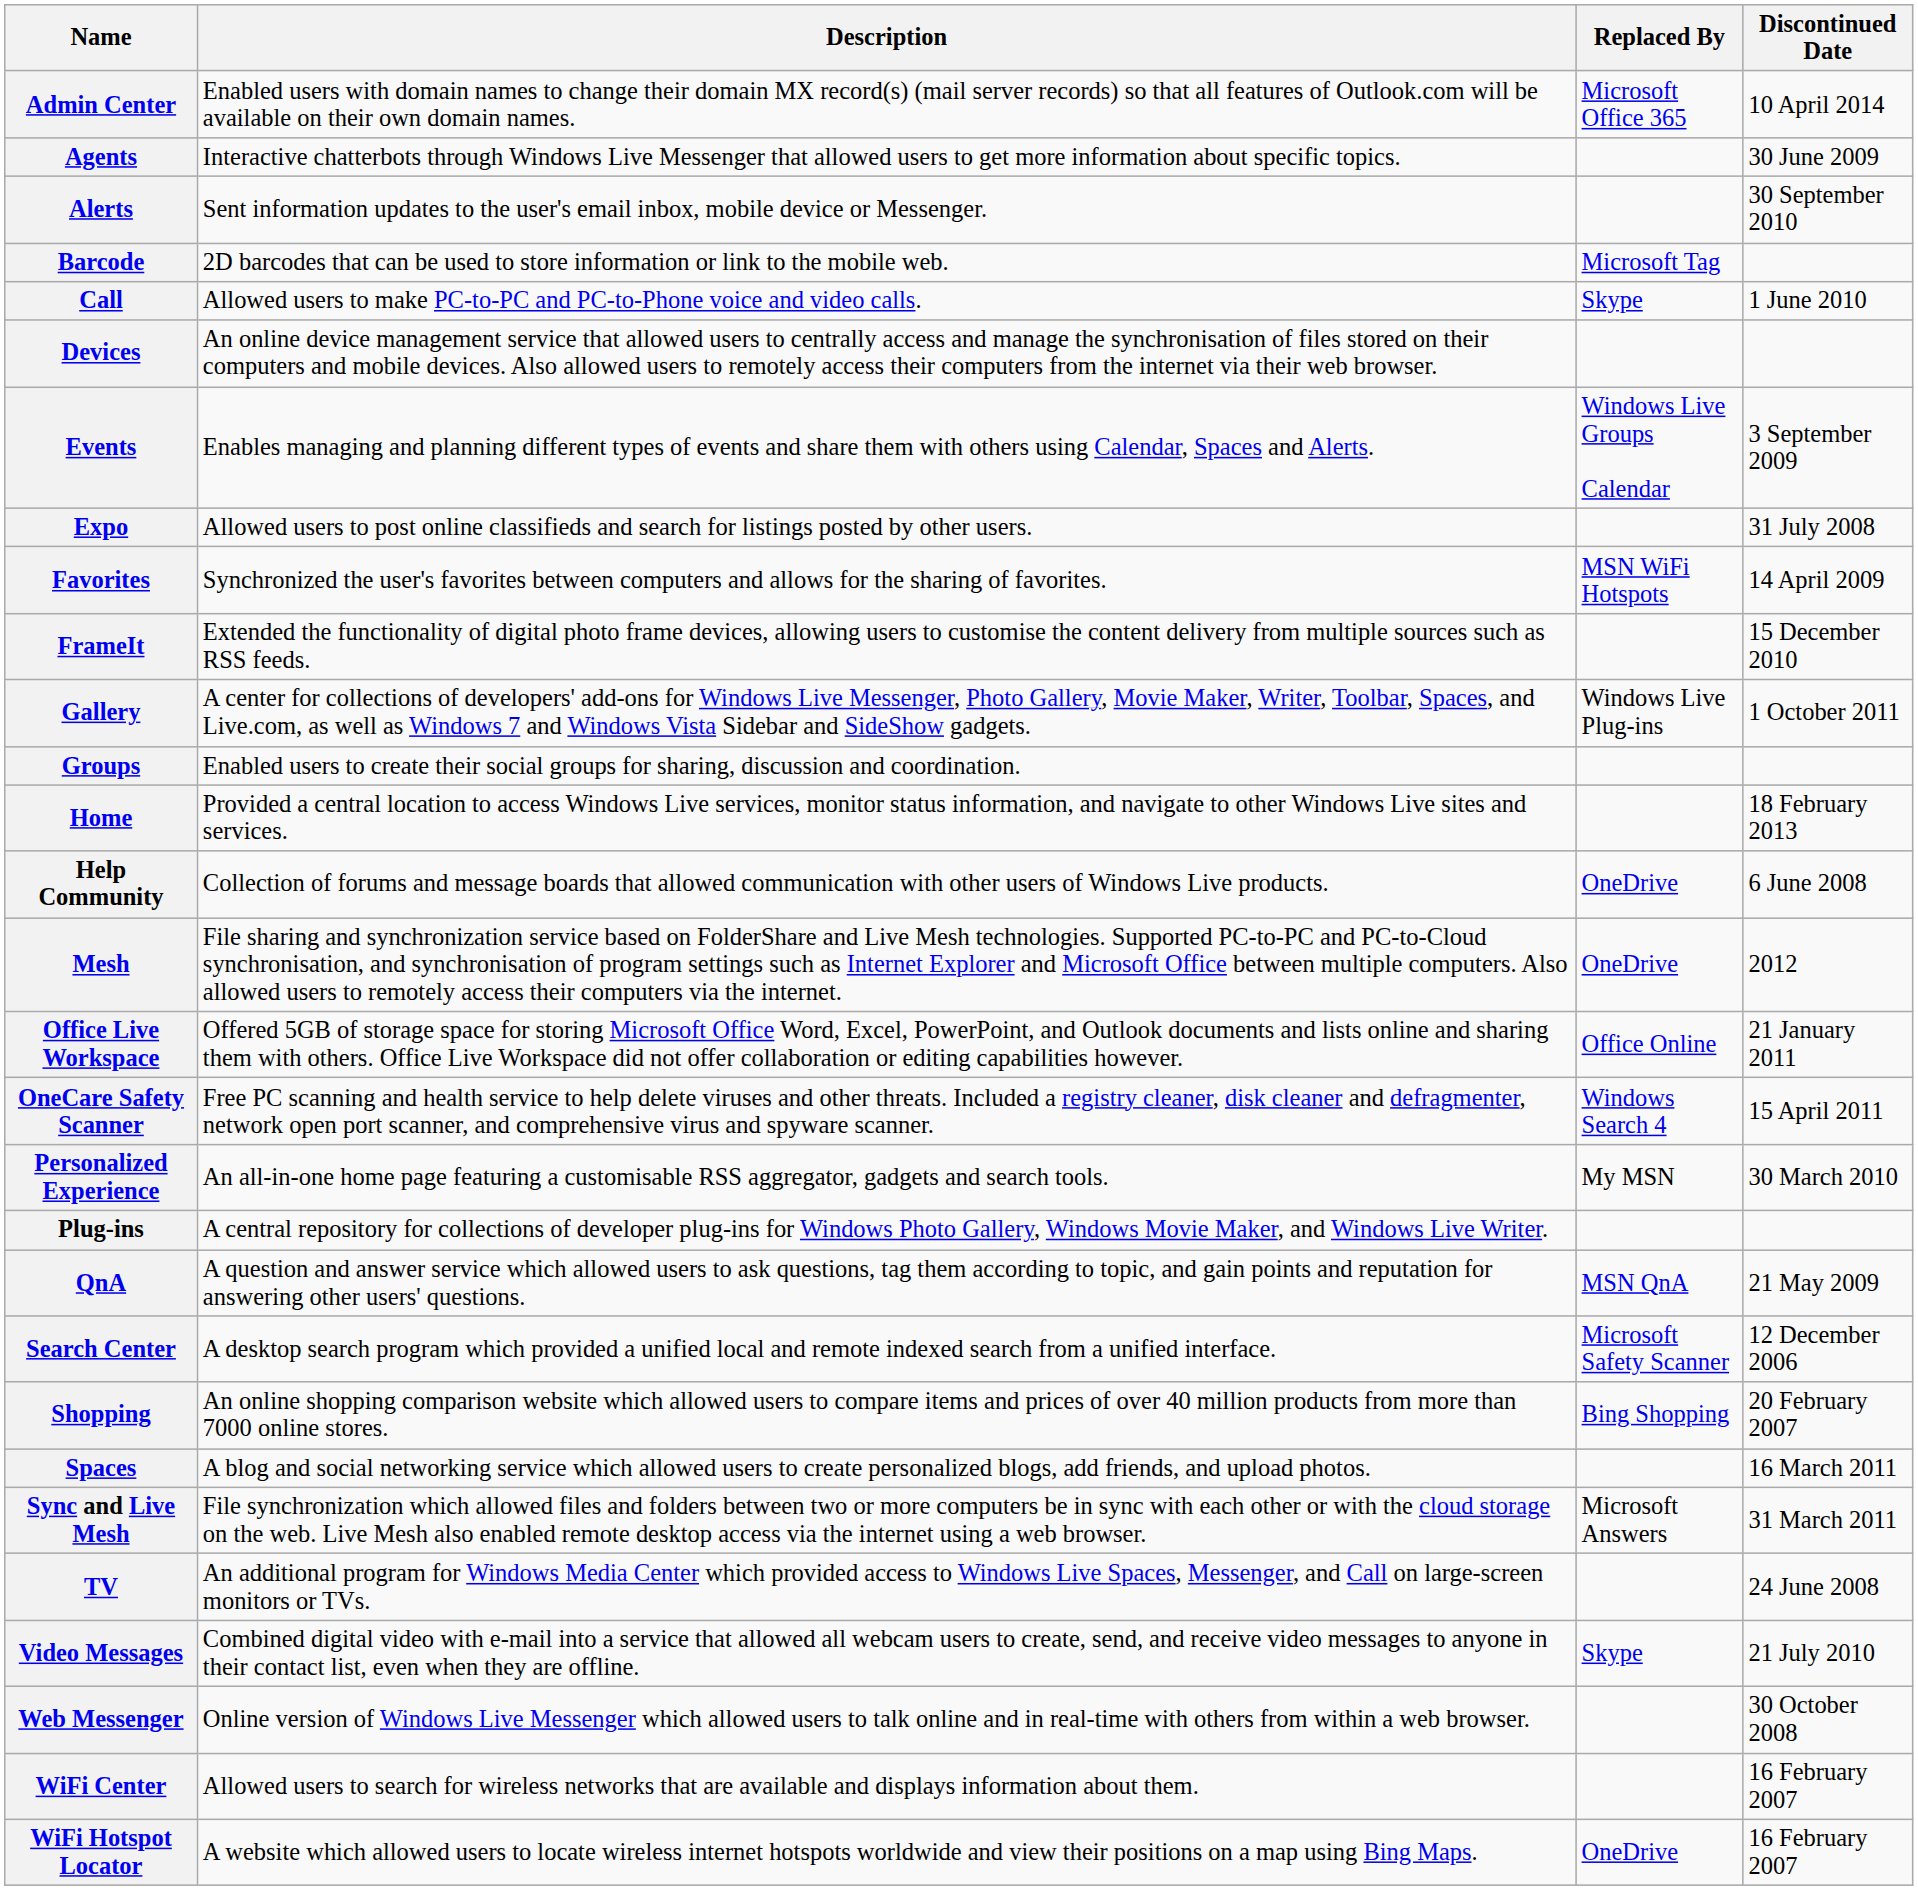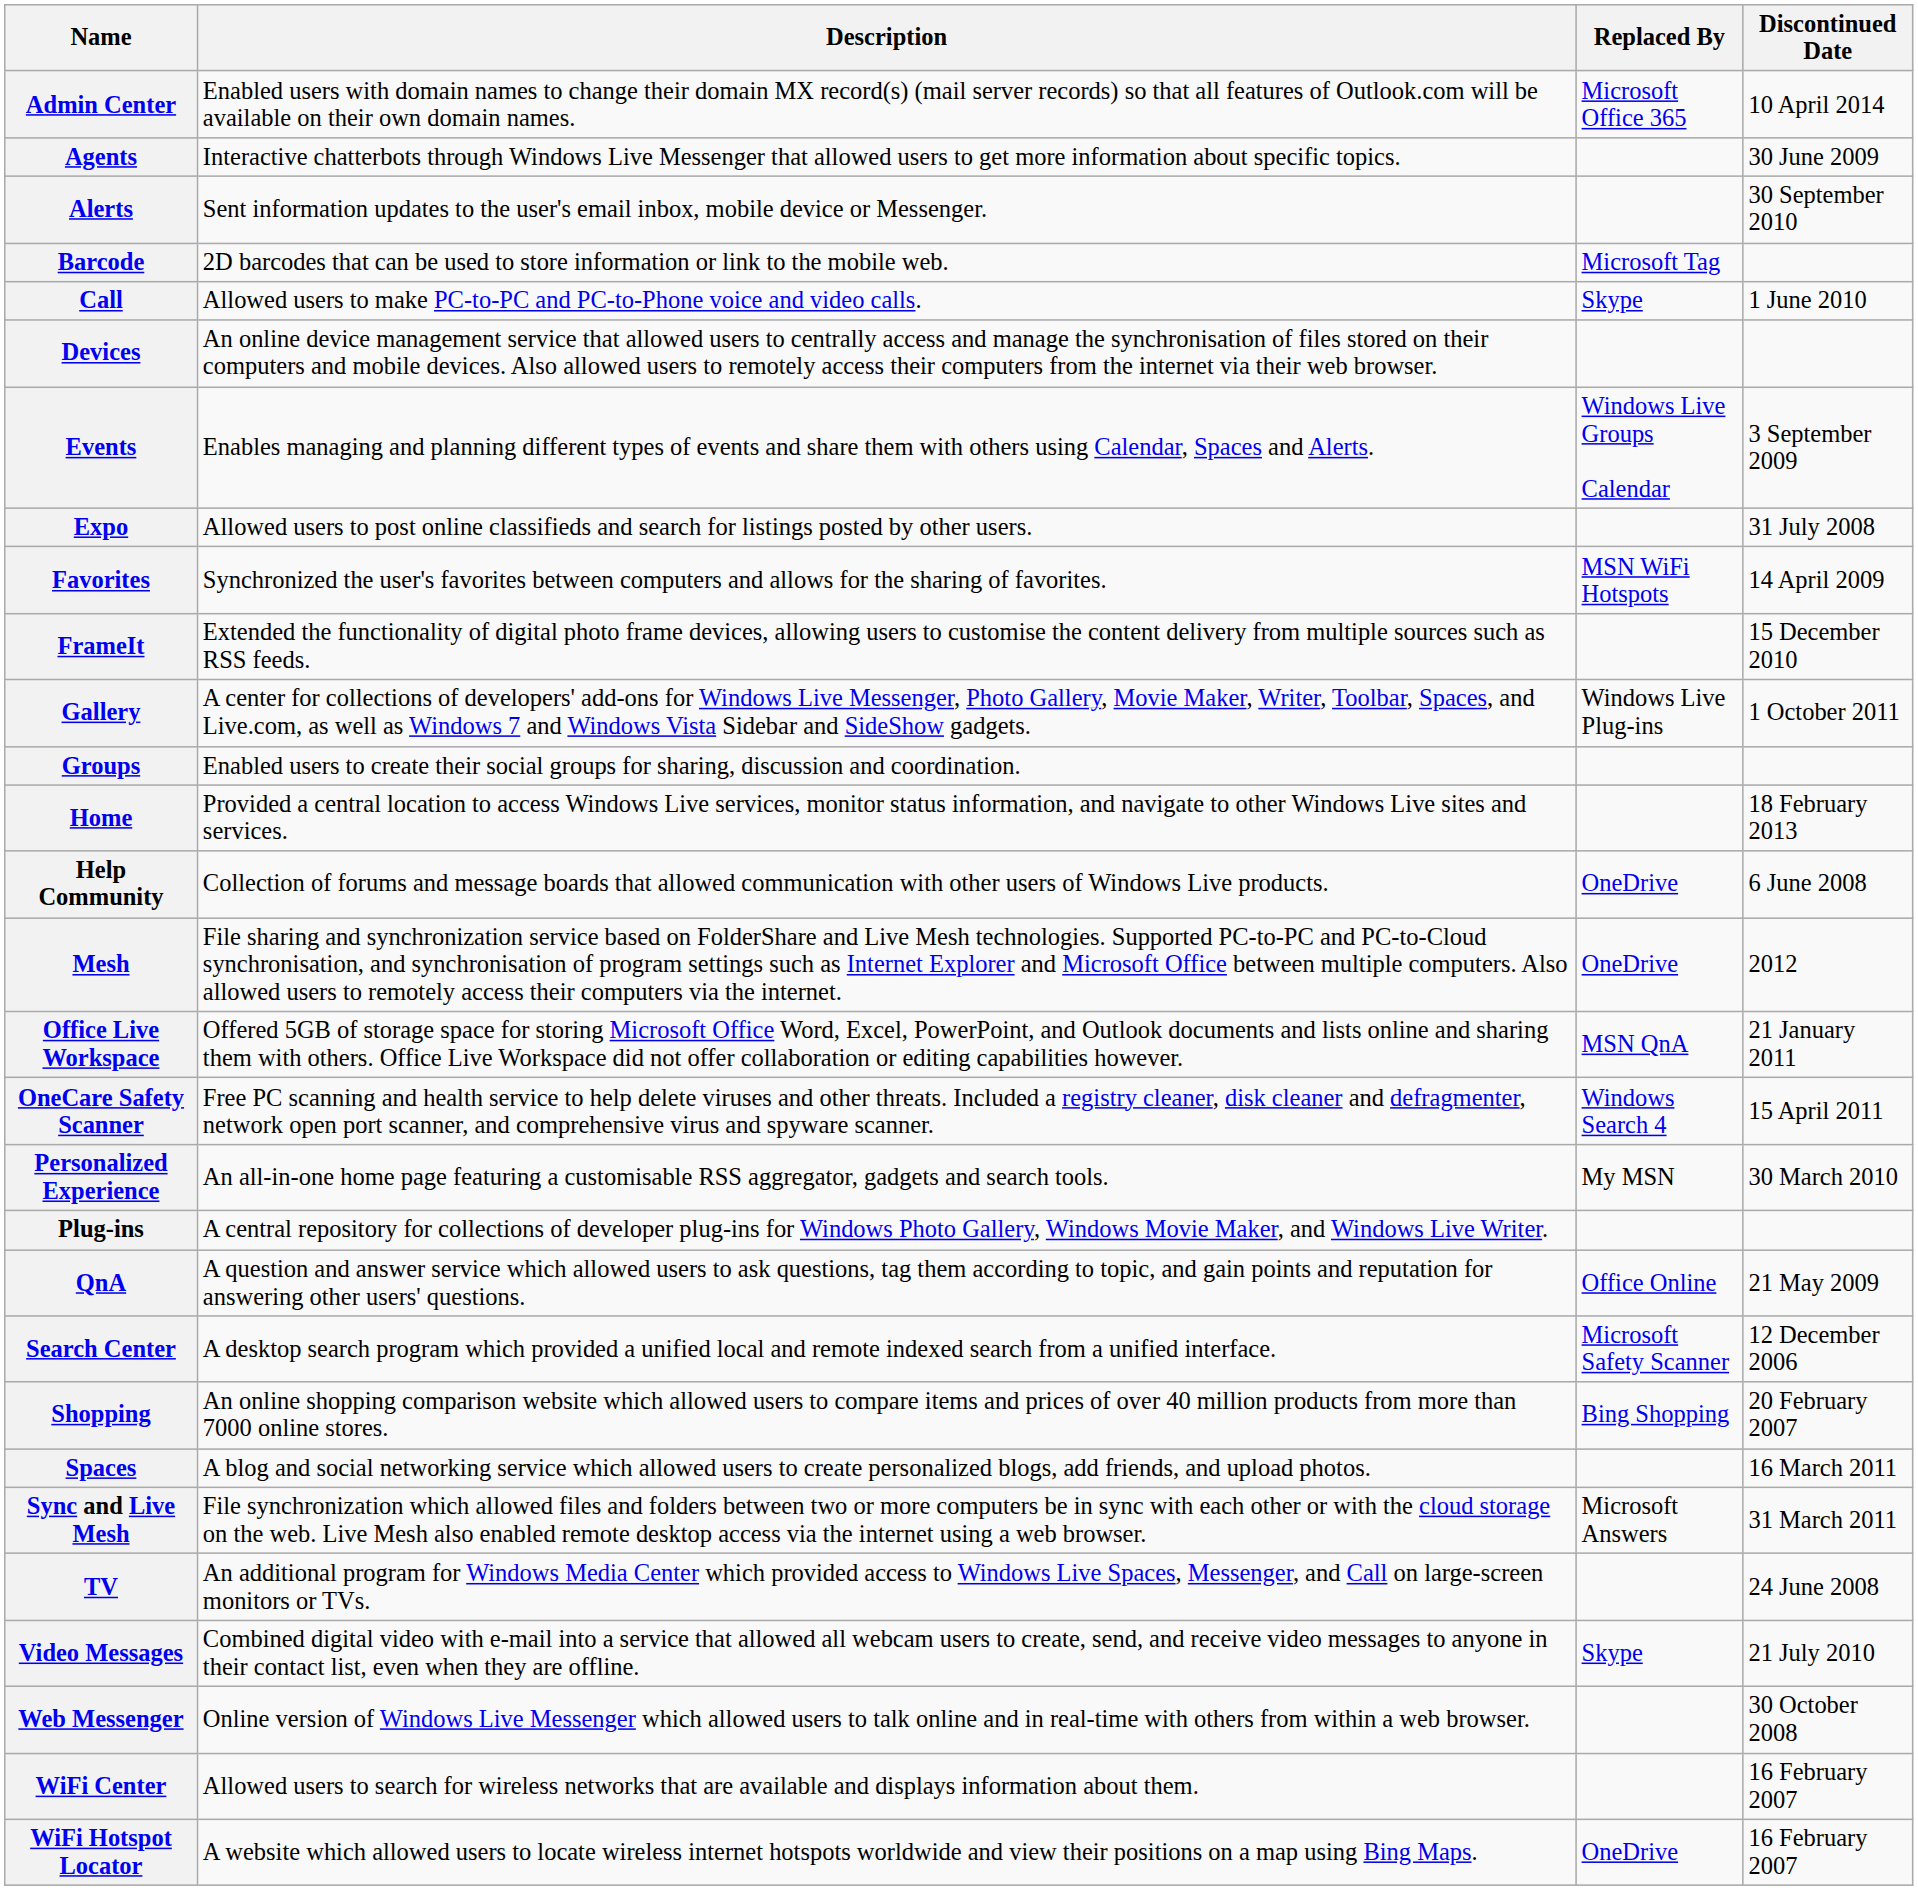(1649, 1044) Office Online -> (1635, 1044) MSN QnA
(1635, 1282) MSN QnA -> (1649, 1282) Office Online
